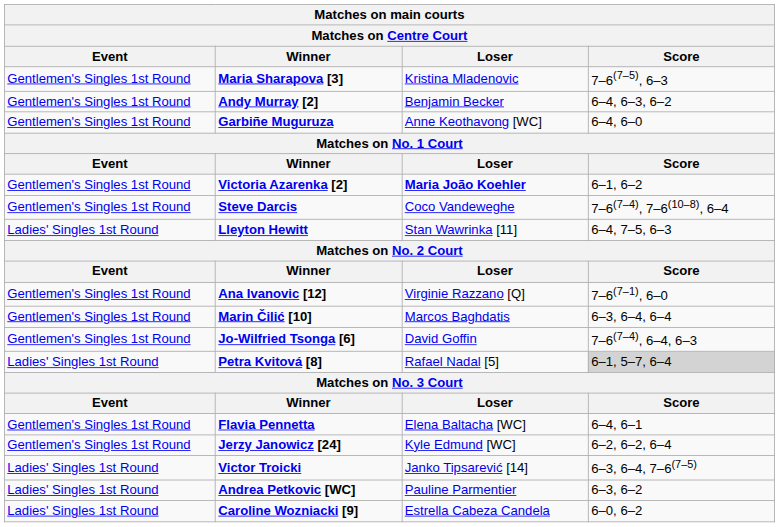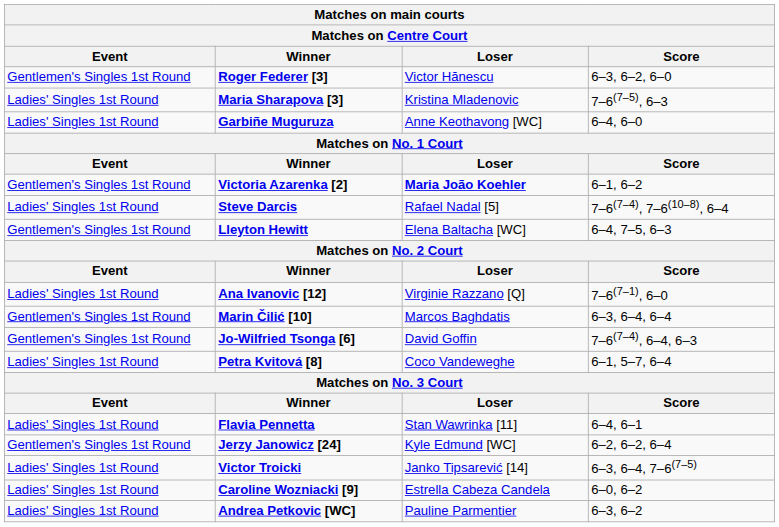+ row: (273, 77)
(99, 79) Gentlemen's Singles 1st Round -> (83, 99) Ladies' Singles 1st Round
- row: (268, 101)
(99, 122) Gentlemen's Singles 1st Round -> (83, 122) Ladies' Singles 1st Round
(99, 207) Gentlemen's Singles 1st Round -> (83, 207) Ladies' Singles 1st Round
(460, 207) Coco Vandeweghe -> (452, 207) Rafael Nadal [5]
(83, 230) Ladies' Singles 1st Round -> (99, 230) Gentlemen's Singles 1st Round
(461, 230) Stan Wawrinka [11] -> (465, 230) Elena Baltacha [WC]
(99, 294) Gentlemen's Singles 1st Round -> (83, 294) Ladies' Singles 1st Round
(452, 362) Rafael Nadal [5] -> (460, 362) Coco Vandeweghe
(631, 362) lightgrey background -> (631, 362) no background
(99, 424) Gentlemen's Singles 1st Round -> (83, 424) Ladies' Singles 1st Round
(465, 424) Elena Baltacha [WC] -> (461, 424) Stan Wawrinka [11]
rows swapped: (288, 511) <-> (287, 490)
